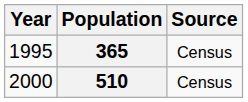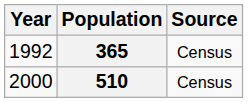(31, 50) 1995 -> (31, 50) 1992
